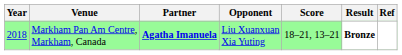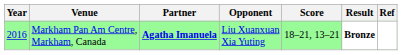(17, 35) 2018 -> (17, 35) 2016
